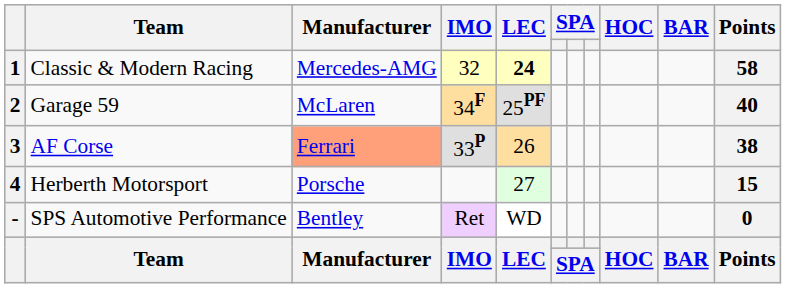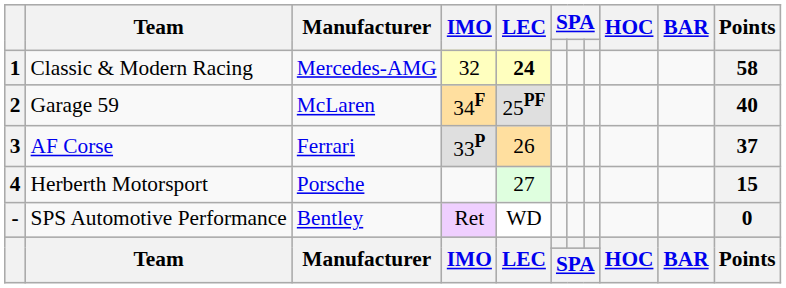(326, 145) lightsalmon background -> (326, 145) no background
(747, 145) 38 -> (747, 145) 37
